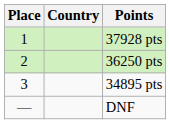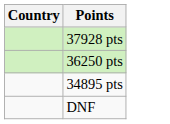- column: (24, 15)
